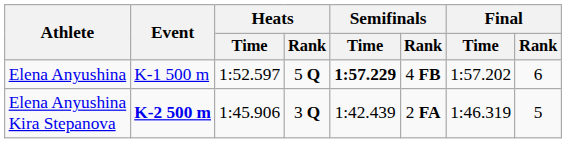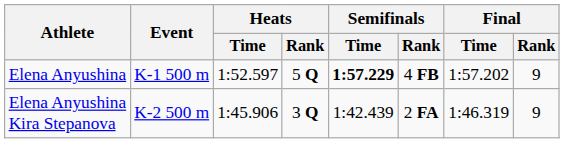(538, 74) 6 -> (536, 74) 9
(173, 113) bold -> (172, 113) normal
(538, 113) 5 -> (536, 113) 9
